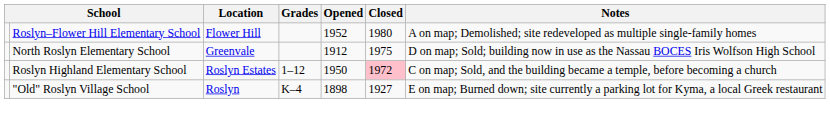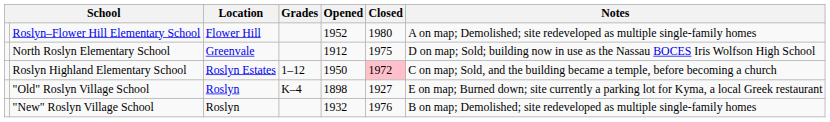+ row: (83, 107)
